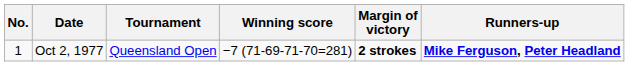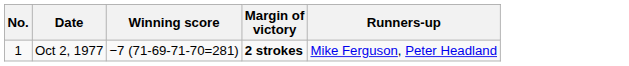- column: (163, 22)
(522, 51) bold -> (404, 51) normal
